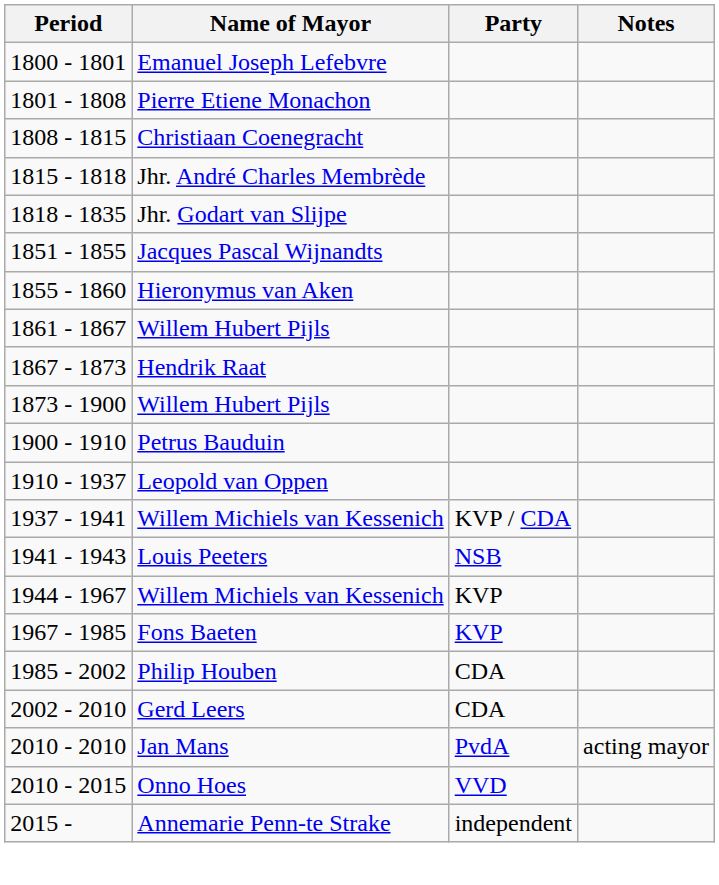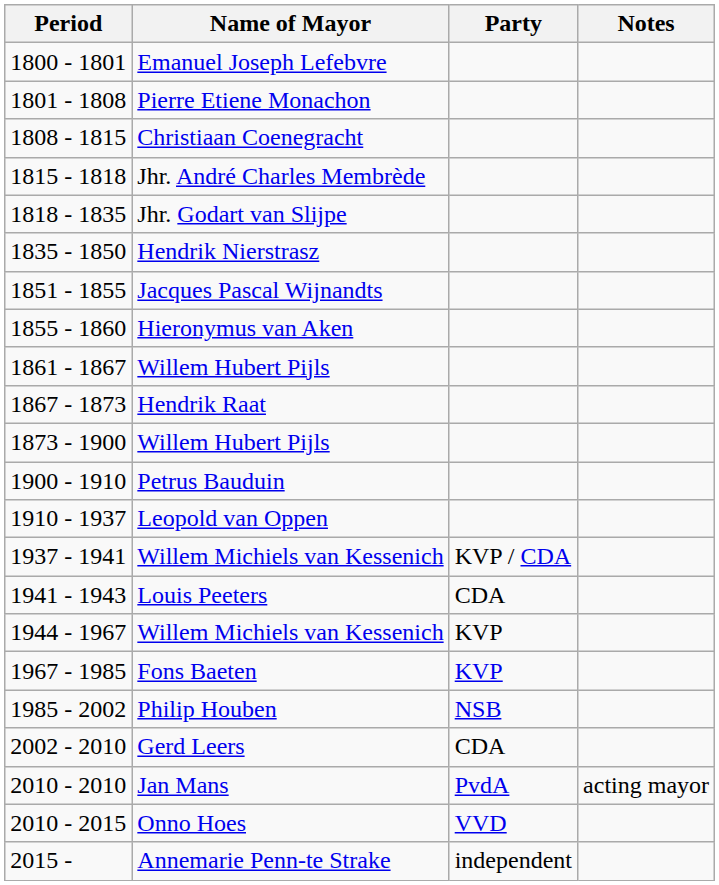+ row: (68, 251)
(478, 556) NSB -> (480, 594) CDA
(480, 670) CDA -> (478, 708) NSB
